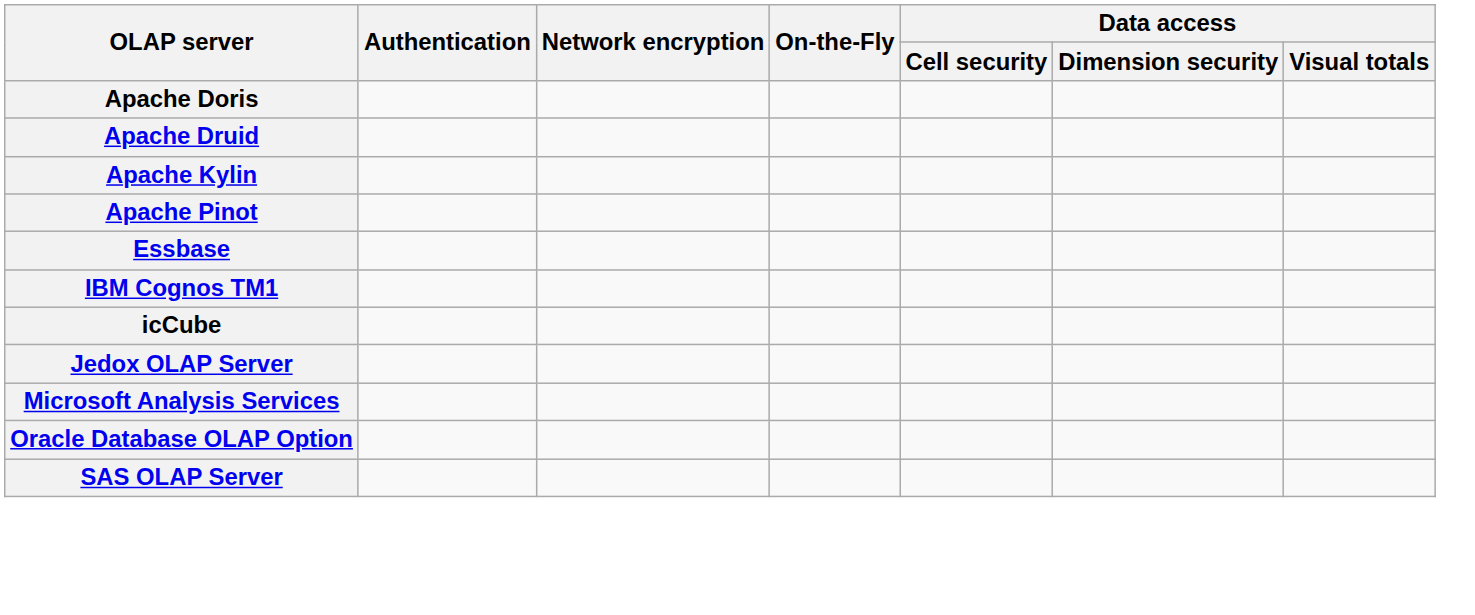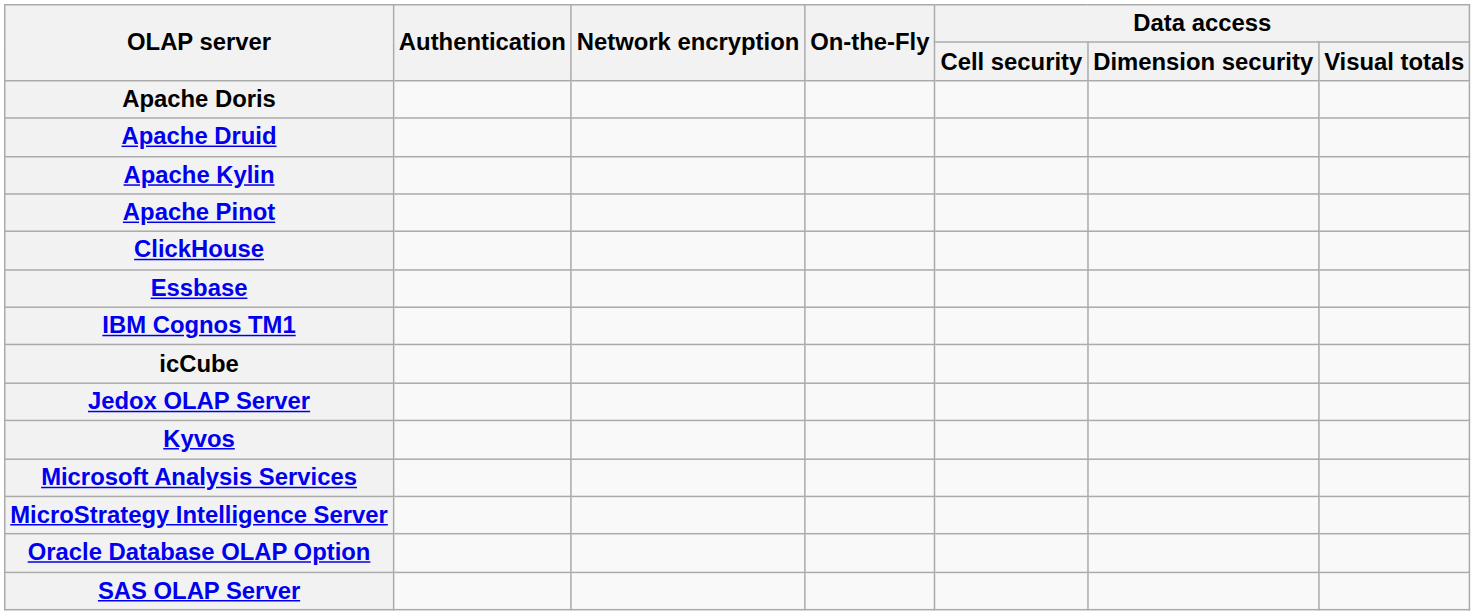+ row: (199, 250)
+ row: (199, 439)
+ row: (199, 514)
